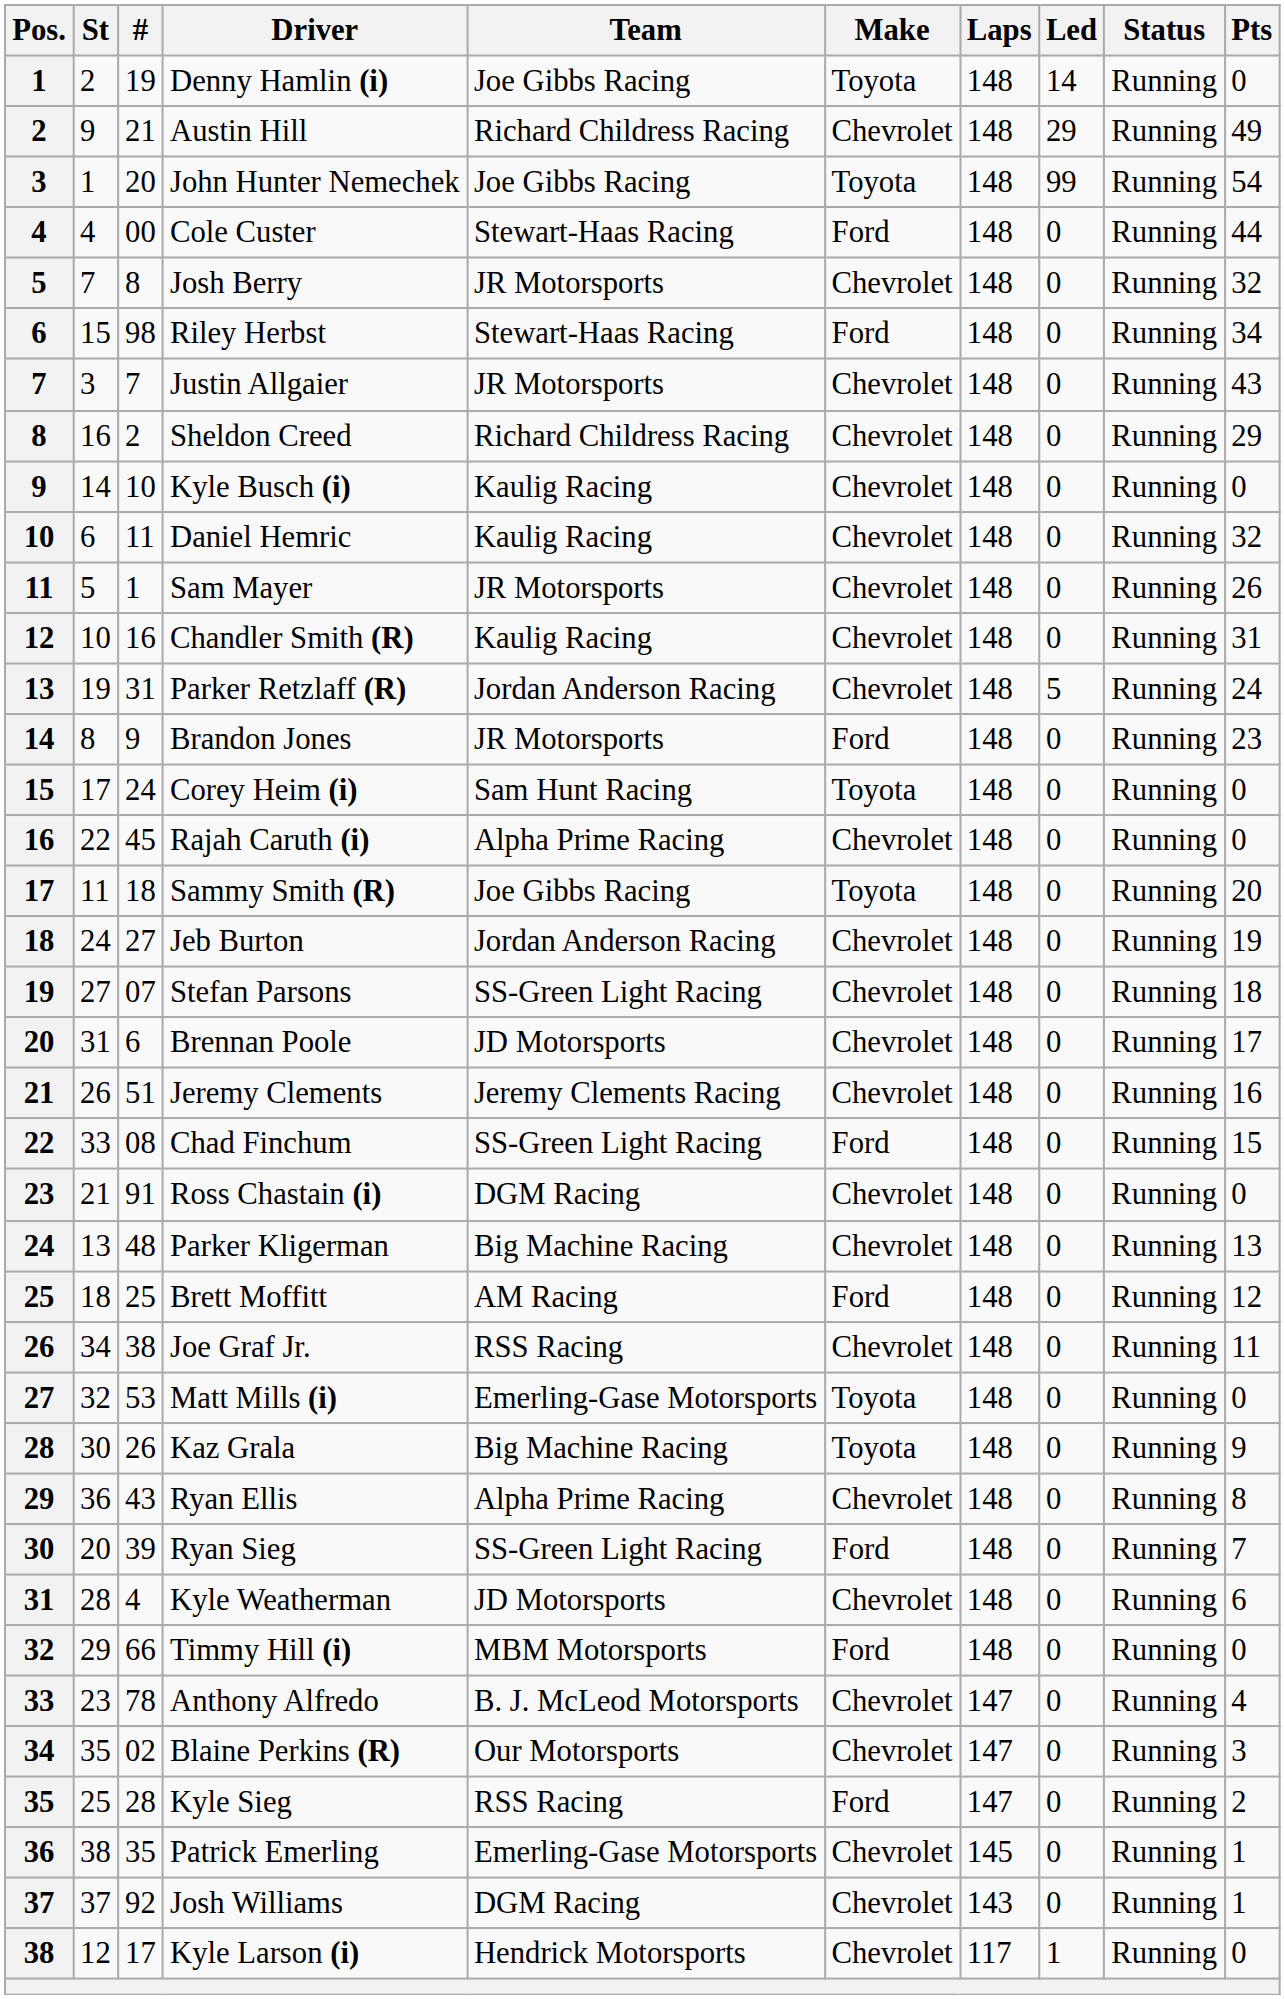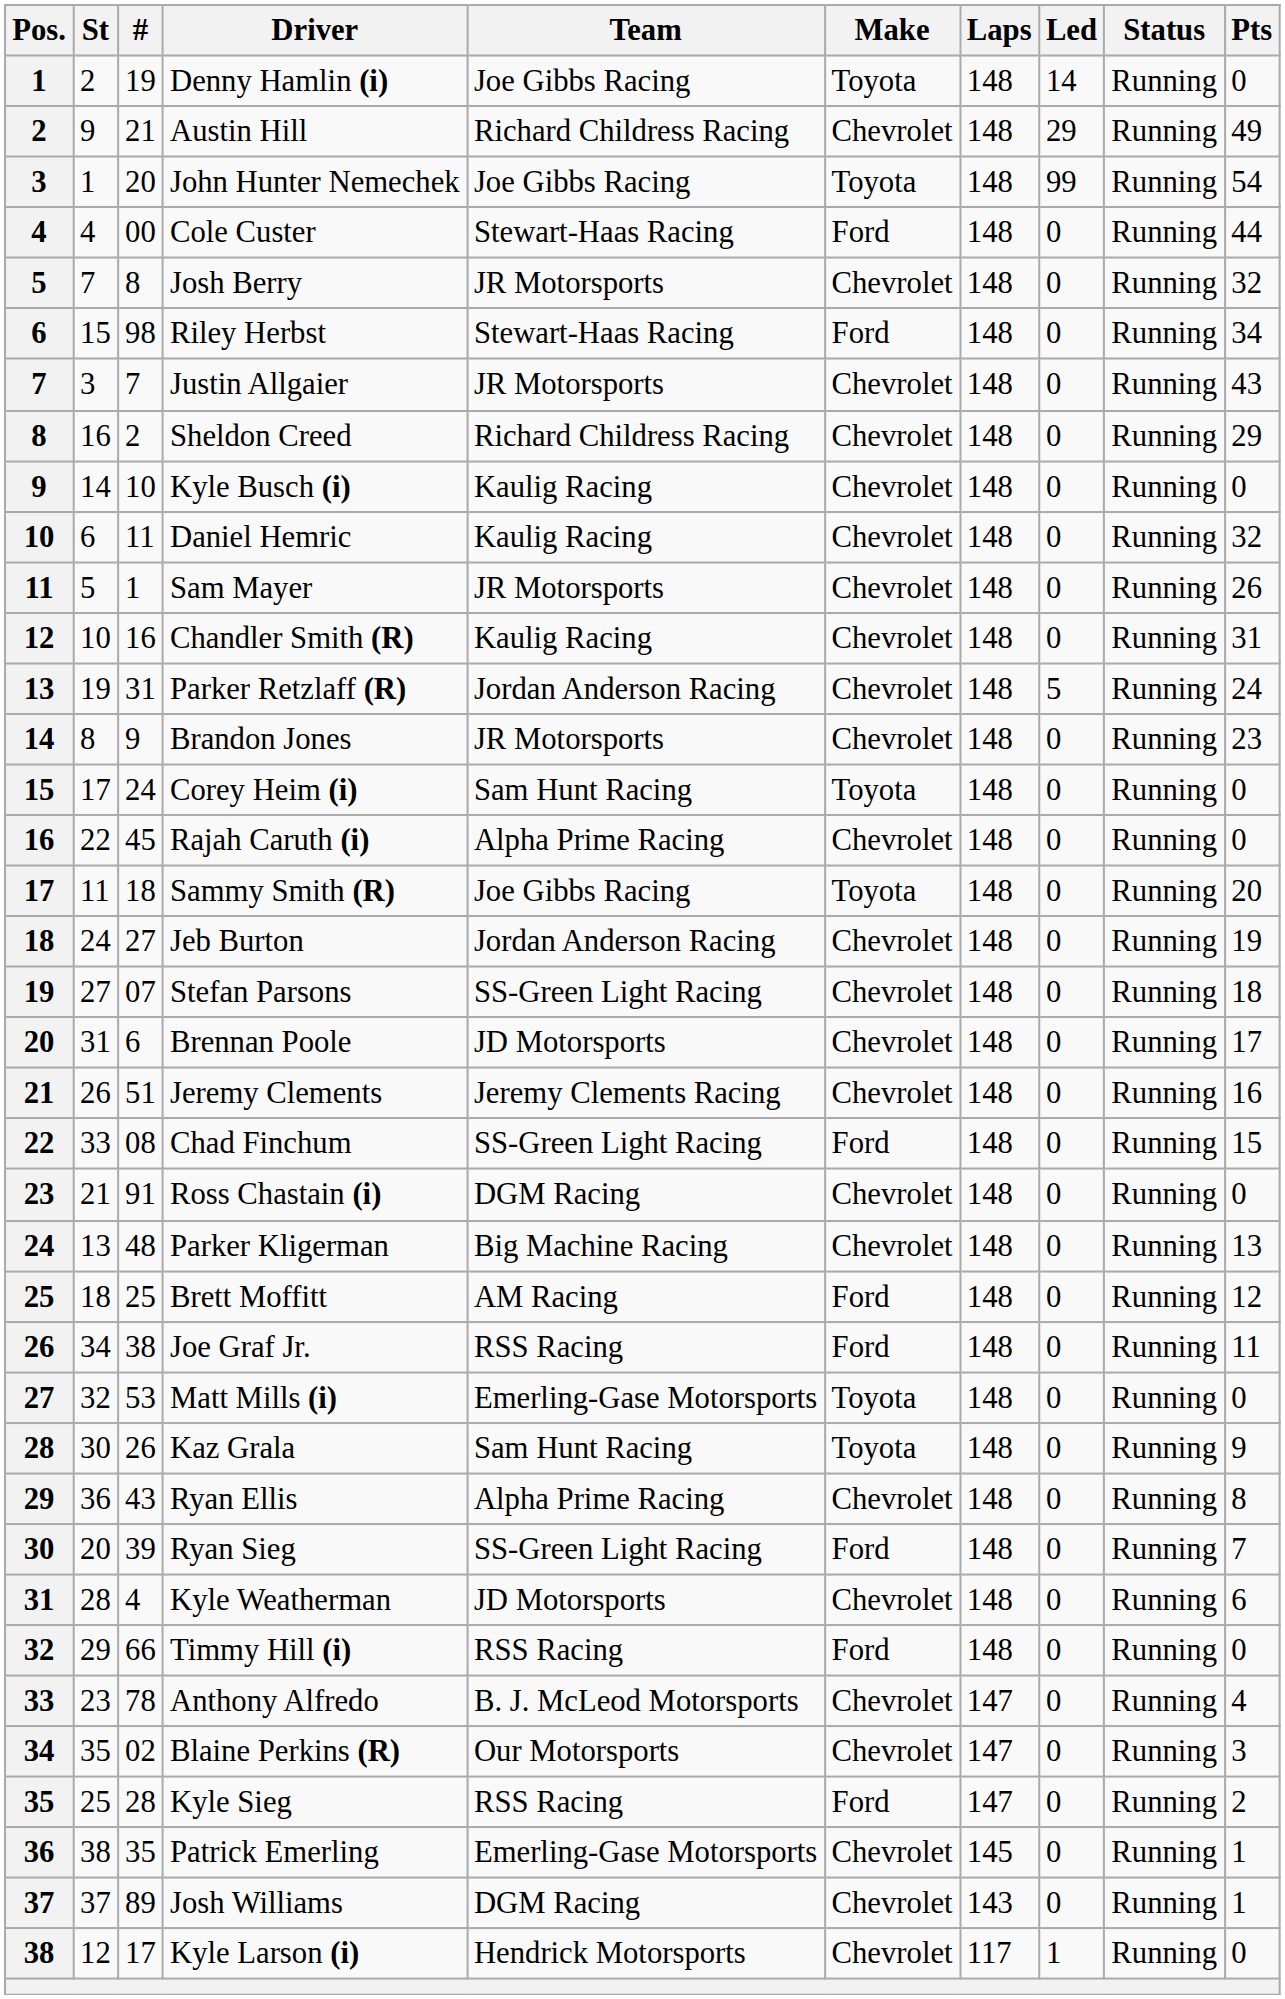(861, 738) Ford -> (892, 738) Chevrolet
(892, 1346) Chevrolet -> (861, 1346) Ford
(601, 1447) Big Machine Racing -> (583, 1447) Sam Hunt Racing
(590, 1650) MBM Motorsports -> (549, 1650) RSS Racing
(140, 1903) 92 -> (140, 1903) 89
